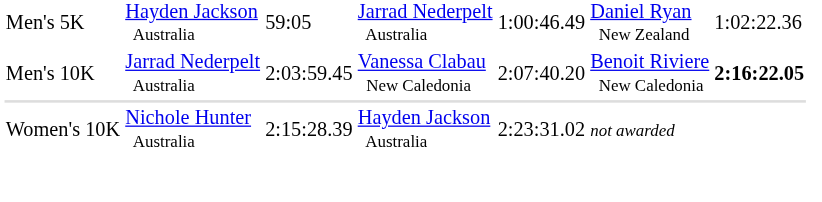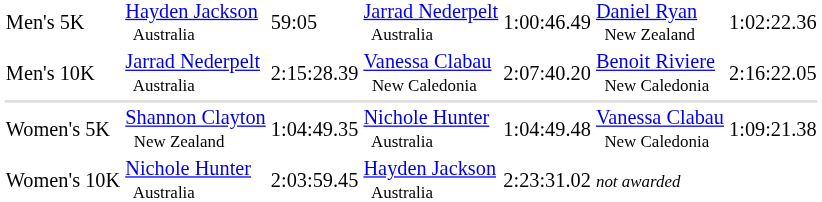(309, 73) 2:03:59.45 -> (315, 73) 2:15:28.39
(759, 73) bold -> (773, 73) normal
+ row: (58, 129)
(309, 129) 2:15:28.39 -> (315, 180) 2:03:59.45
